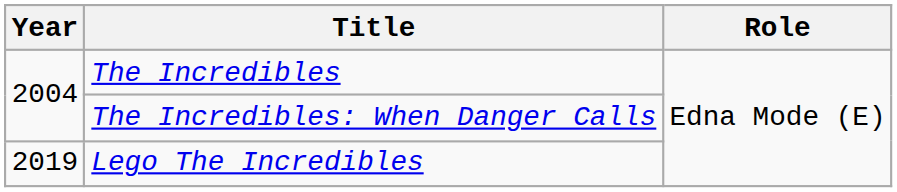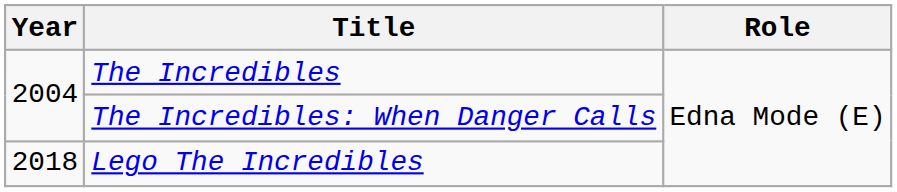(45, 163) 2019 -> (45, 163) 2018
